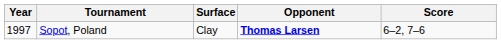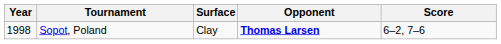(19, 30) 1997 -> (19, 30) 1998
